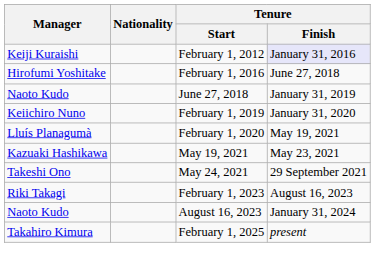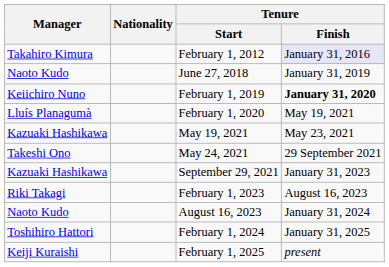(43, 53) Keiji Kuraishi -> (50, 53) Takahiro Kimura
- row: (221, 73)
(313, 113) normal -> (330, 93) bold
+ row: (229, 172)
+ row: (221, 232)
(50, 232) Takahiro Kimura -> (43, 251) Keiji Kuraishi
